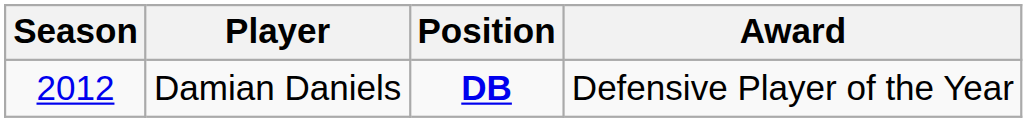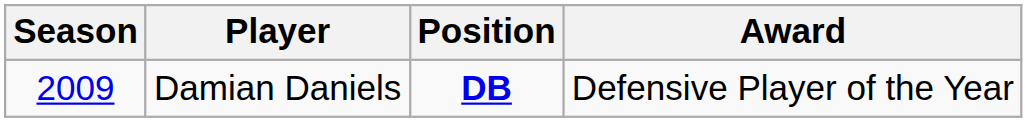(75, 87) 2012 -> (75, 87) 2009
